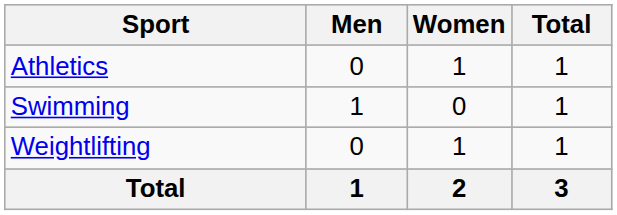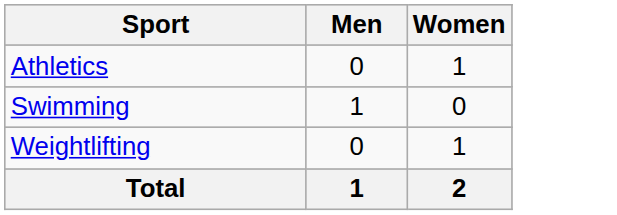- column: (562, 24)
